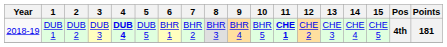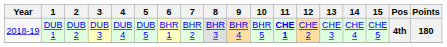(123, 30) bold -> (123, 30) normal
(426, 30) 181 -> (426, 30) 180
